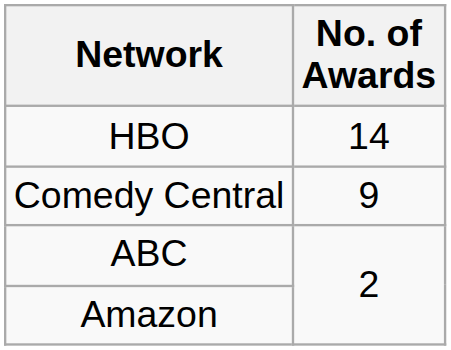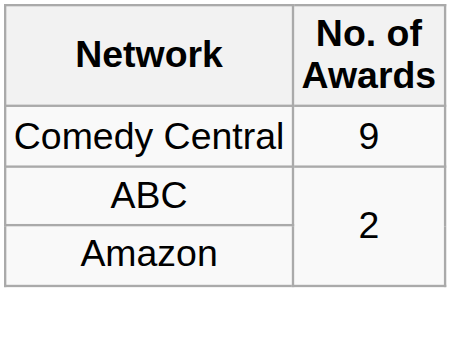- row: (149, 135)
